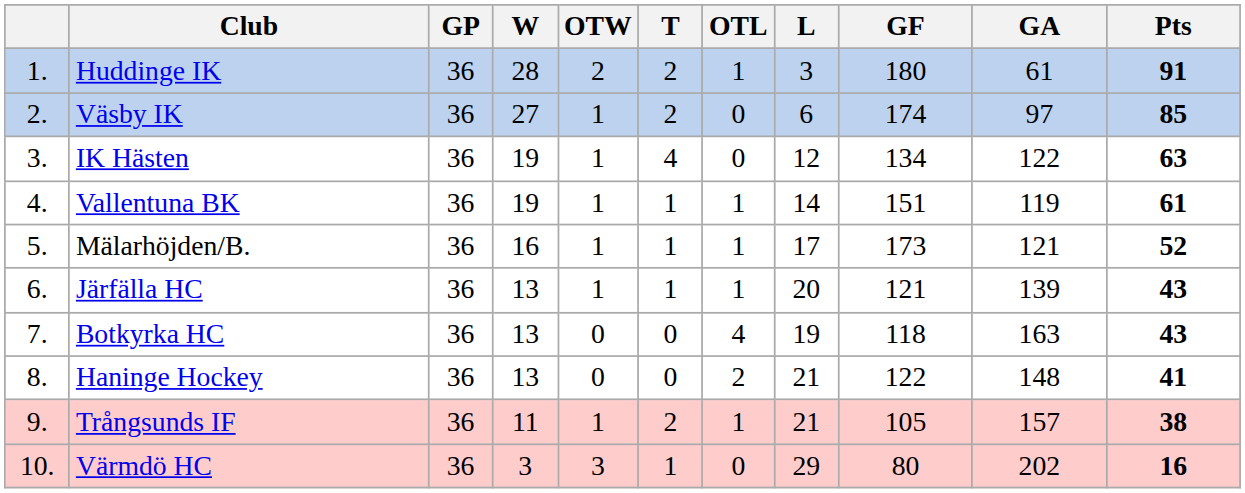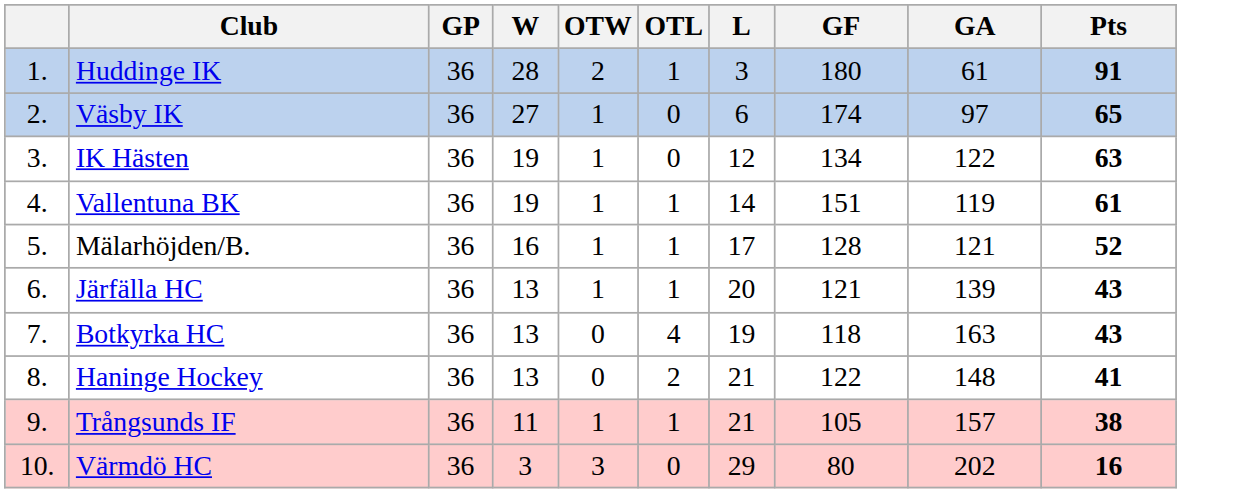- column: (670, 26)
(1173, 114) 85 -> (1109, 114) 65
(906, 245) 173 -> (841, 245) 128
